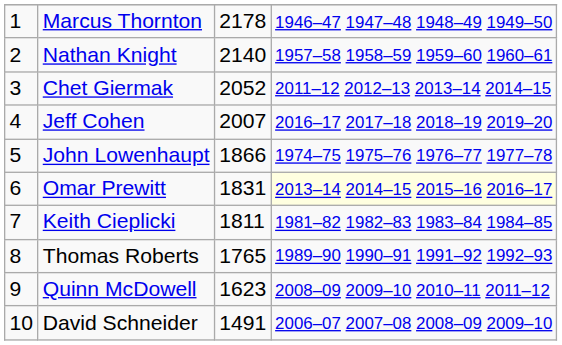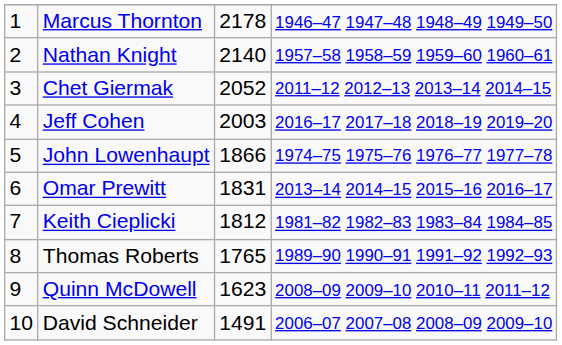(243, 121) 2007 -> (243, 121) 2003
(414, 189) lightyellow background -> (414, 189) no background
(242, 222) 1811 -> (243, 222) 1812
